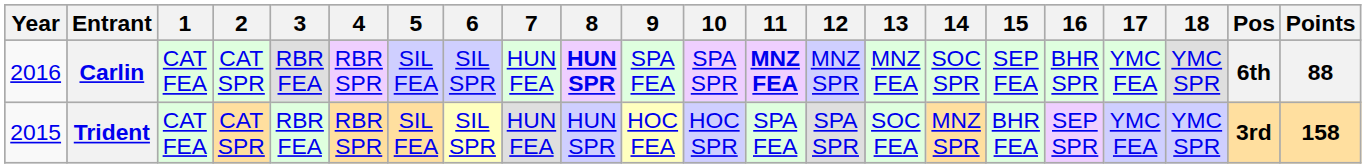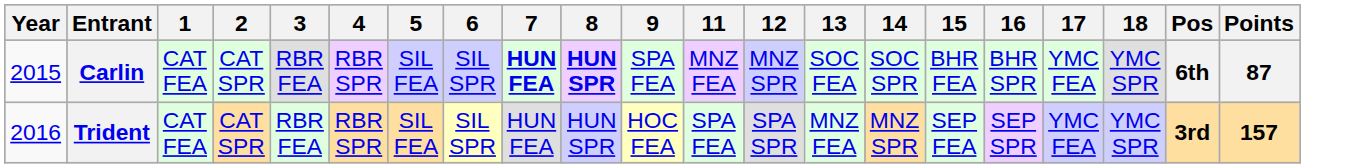- column: (714, 22)
(36, 71) 2016 -> (36, 71) 2015
(531, 71) normal -> (531, 71) bold
(775, 71) bold -> (714, 71) normal
(896, 71) MNZ FEA -> (834, 71) SOC FEA
(1016, 71) SEP FEA -> (954, 71) BHR FEA
(1321, 71) 88 -> (1259, 71) 87
(36, 132) 2015 -> (36, 132) 2016
(896, 132) SOC FEA -> (834, 132) MNZ FEA
(1016, 132) BHR FEA -> (954, 132) SEP FEA
(1321, 132) 158 -> (1259, 132) 157
